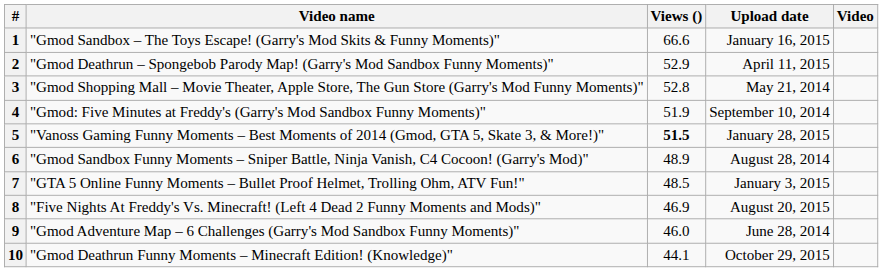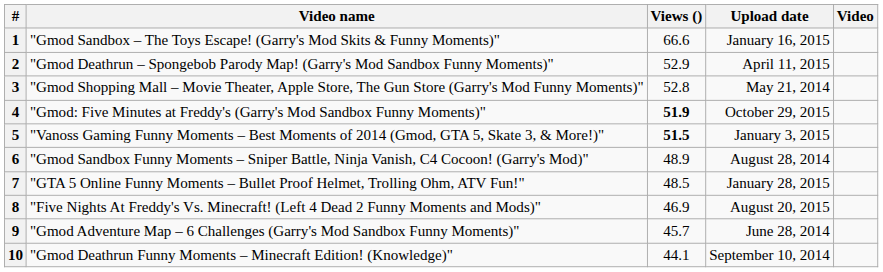(676, 111) normal -> (676, 111) bold
(769, 111) September 10, 2014 -> (777, 111) October 29, 2015
(778, 135) January 28, 2015 -> (782, 135) January 3, 2015
(782, 183) January 3, 2015 -> (778, 183) January 28, 2015
(676, 231) 46.0 -> (676, 231) 45.7
(777, 254) October 29, 2015 -> (769, 254) September 10, 2014
